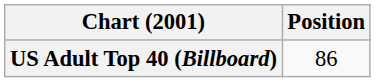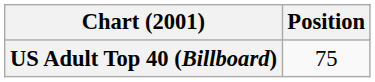(326, 58) 86 -> (326, 58) 75
